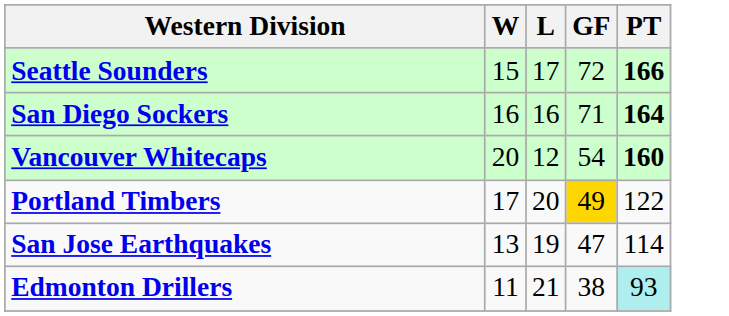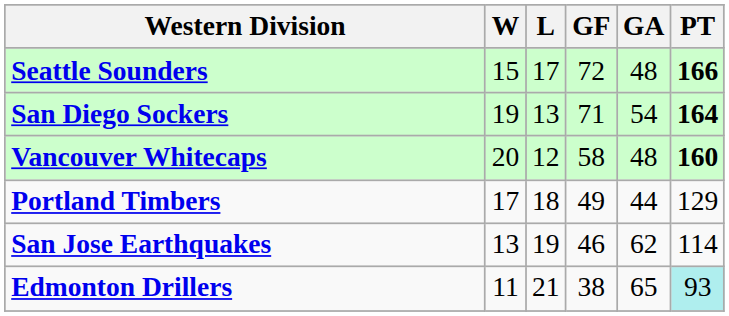+ column: (644, 26)
(505, 113) 16 -> (505, 113) 19
(546, 113) 16 -> (546, 113) 13
(591, 157) 54 -> (591, 157) 58
(546, 200) 20 -> (546, 200) 18
(591, 200) gold background -> (591, 200) no background
(644, 200) 122 -> (698, 200) 129
(591, 244) 47 -> (591, 244) 46
